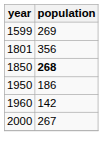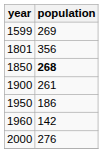+ row: (20, 85)
(47, 121) 267 -> (47, 139) 276
